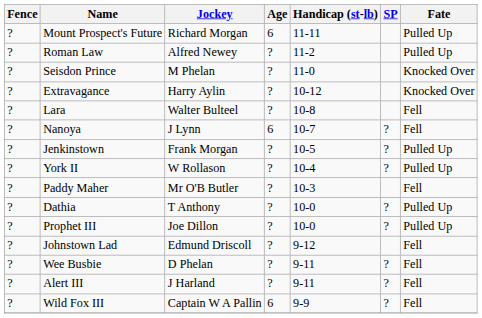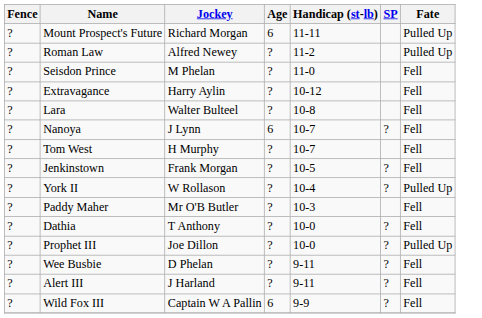(439, 71) Knocked Over -> (413, 71) Fell
(439, 91) Knocked Over -> (413, 91) Fell
+ row: (68, 149)
(428, 149) Pulled Up -> (413, 168) Fell
(428, 206) Pulled Up -> (413, 226) Fell
- row: (80, 245)
